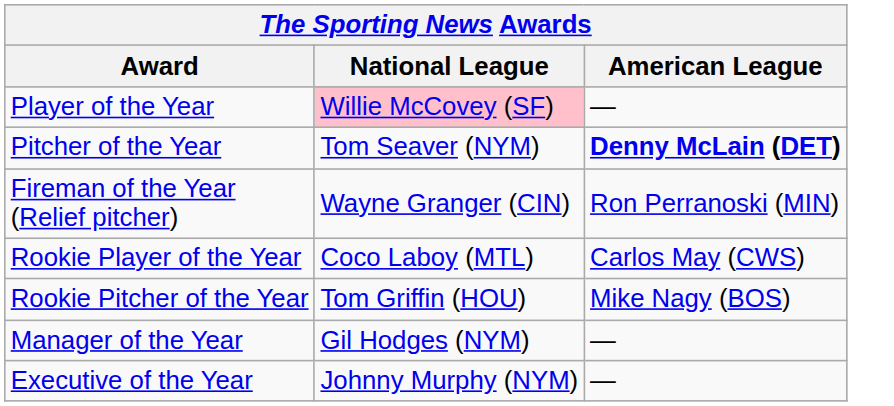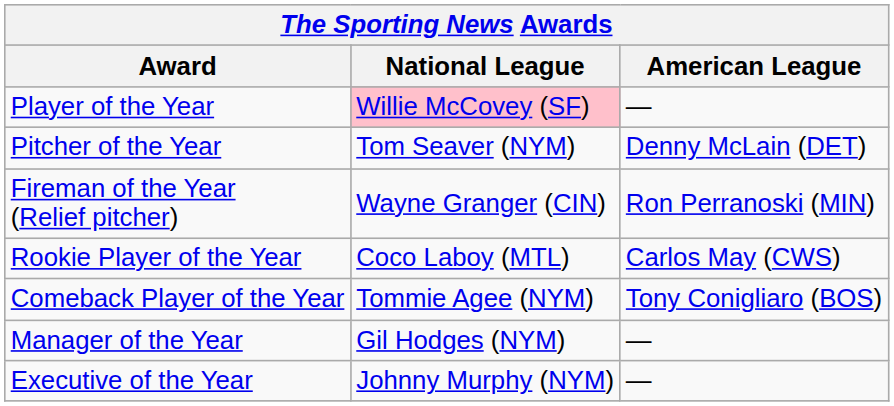(715, 147) bold -> (746, 147) normal
- row: (160, 299)
+ row: (178, 299)
